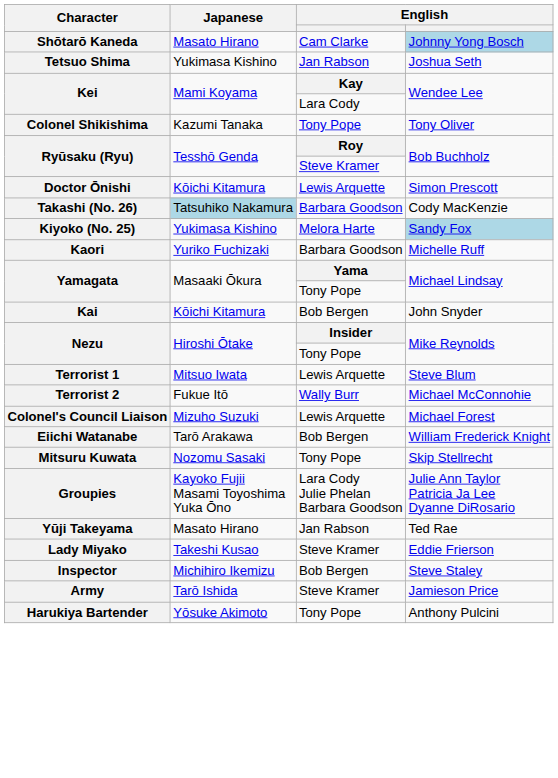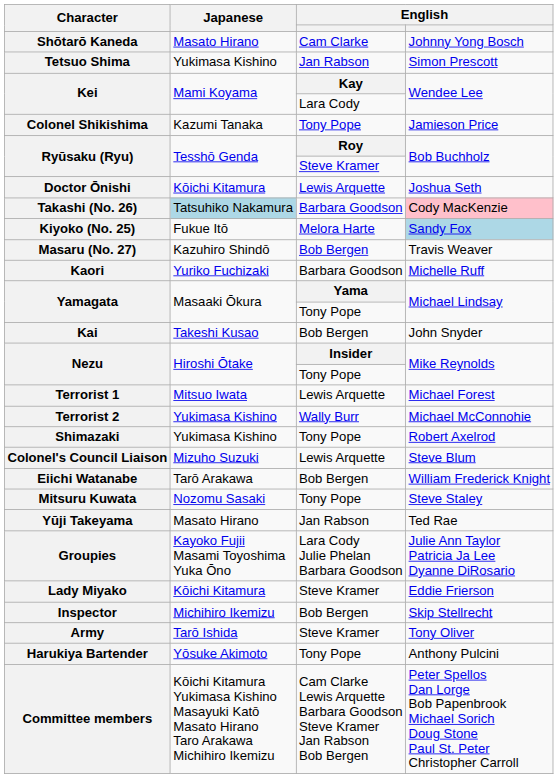(466, 41) lightblue background -> (466, 41) no background
(445, 62) Joshua Seth -> (453, 62) Simon Prescott
(441, 124) Tony Oliver -> (453, 124) Jamieson Price
(453, 187) Simon Prescott -> (445, 187) Joshua Seth
(458, 208) no background -> (458, 208) pink background
(225, 229) Yukimasa Kishino -> (201, 229) Fukue Itō
+ row: (87, 249)
(219, 312) Kōichi Kitamura -> (216, 333) Takeshi Kusao
(442, 374) Steve Blum -> (452, 395) Michael Forest
(201, 395) Fukue Itō -> (225, 416) Yukimasa Kishino
+ row: (87, 437)
(452, 416) Michael Forest -> (442, 457) Steve Blum
(451, 457) Skip Stellrecht -> (445, 499) Steve Staley
rows swapped: (87, 529) <-> (87, 493)
(216, 549) Takeshi Kusao -> (219, 591) Kōichi Kitamura
(445, 570) Steve Staley -> (451, 612) Skip Stellrecht
(453, 591) Jamieson Price -> (441, 633) Tony Oliver
+ row: (87, 718)
